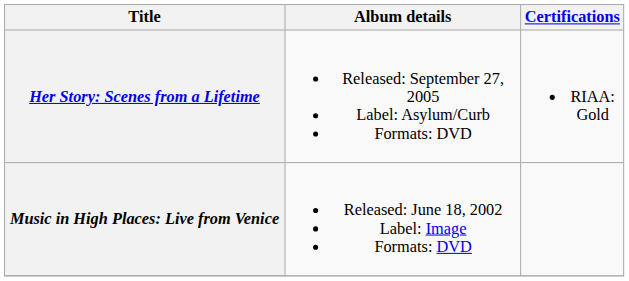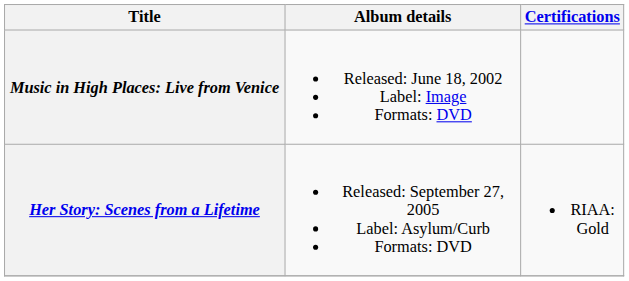rows swapped: (145, 219) <-> (145, 96)
